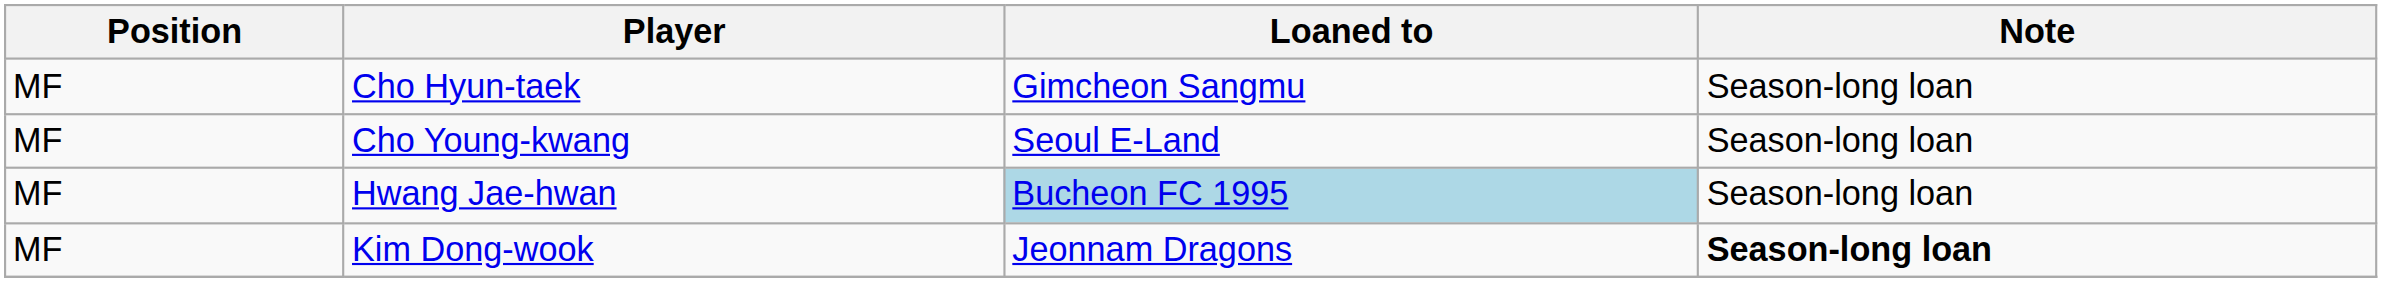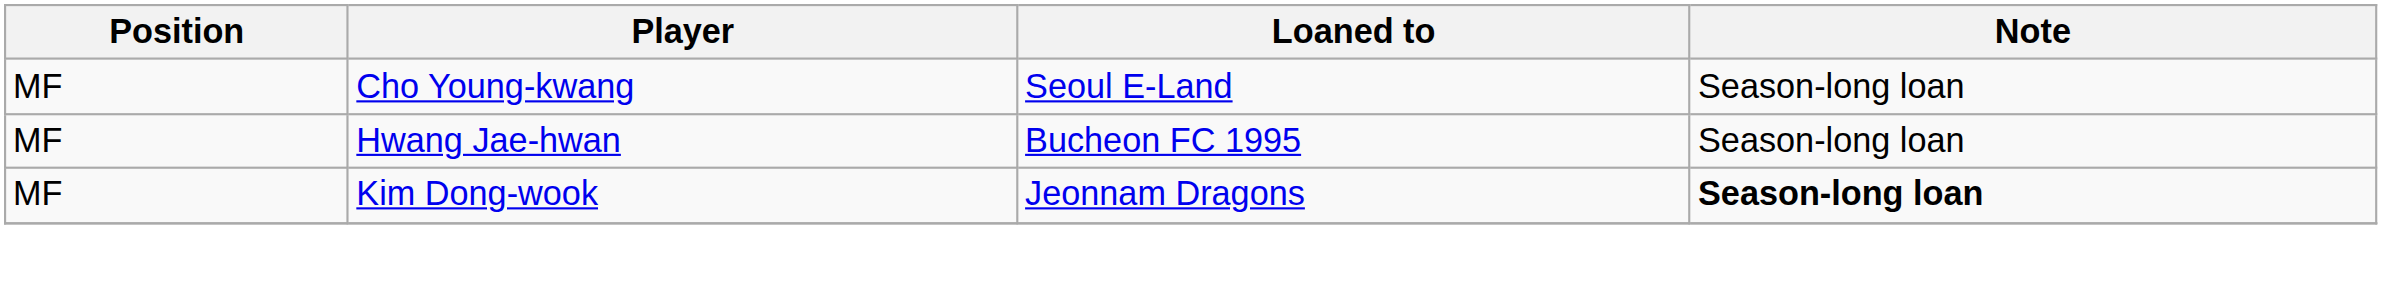- row: (466, 85)
(1150, 194) lightblue background -> (1163, 140) no background
